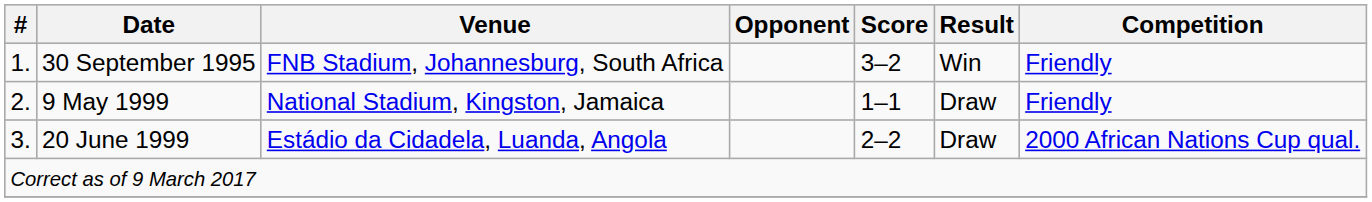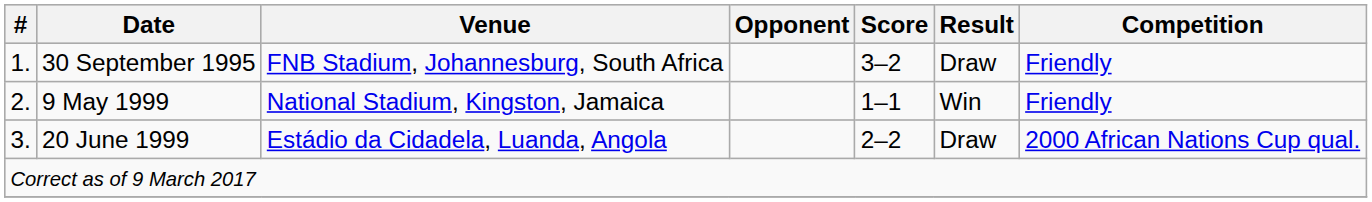(960, 63) Win -> (968, 63) Draw
(968, 101) Draw -> (960, 101) Win
